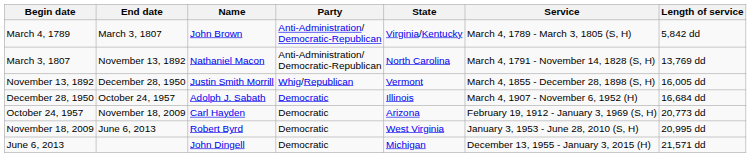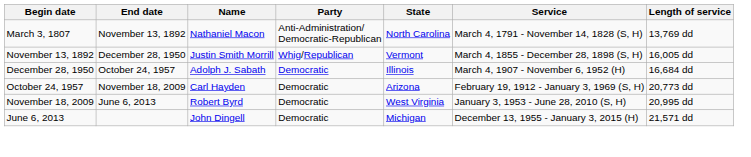- row: (38, 33)
